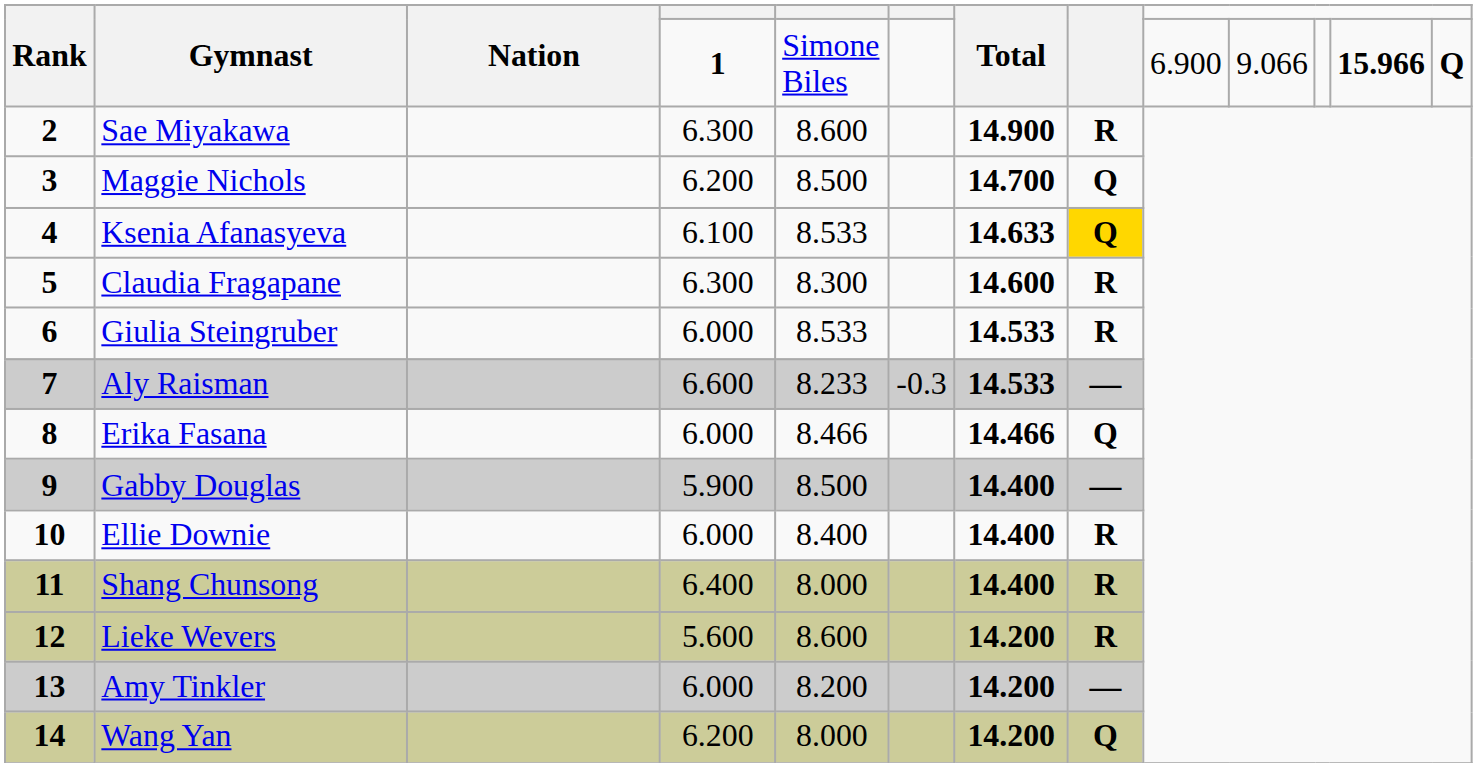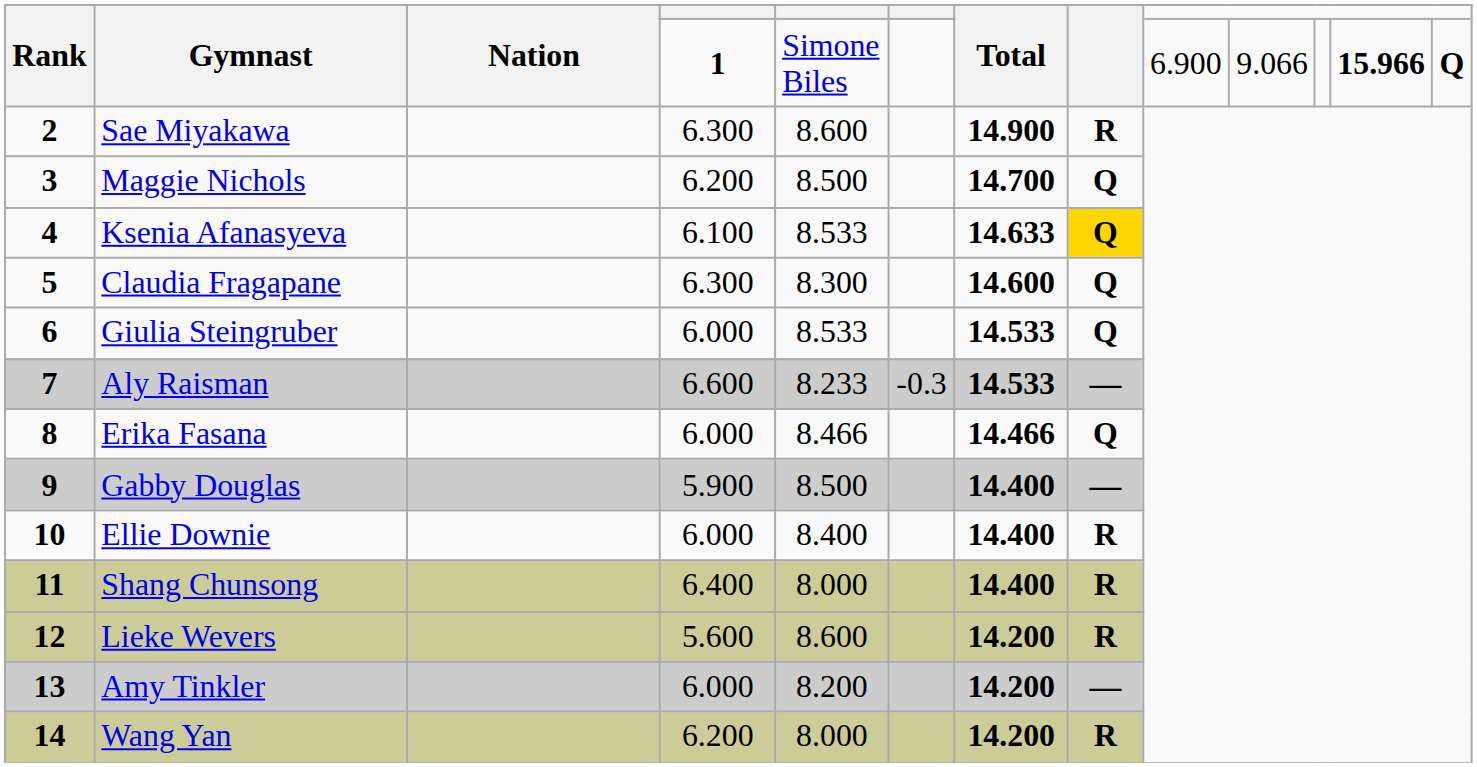(1105, 282) R -> (1105, 282) Q
(1105, 332) R -> (1105, 332) Q
(1105, 736) Q -> (1105, 736) R
